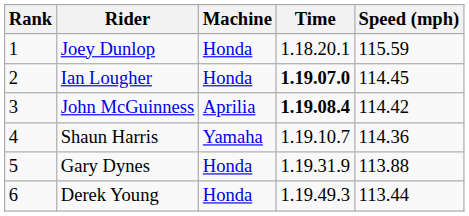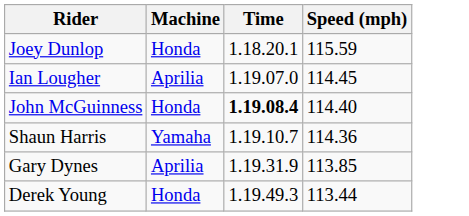- column: (31, 19)
(228, 78) Honda -> (177, 78) Aprilia
(315, 78) bold -> (263, 78) normal
(229, 107) Aprilia -> (176, 107) Honda
(384, 107) 114.42 -> (332, 107) 114.40
(228, 166) Honda -> (177, 166) Aprilia
(384, 166) 113.88 -> (332, 166) 113.85
